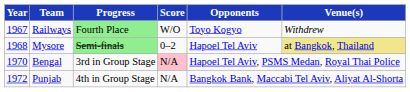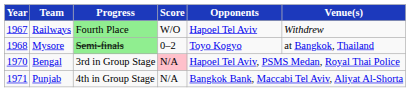(216, 29) Toyo Kogyo -> (223, 29) Hapoel Tel Aviv
(223, 45) Hapoel Tel Aviv -> (216, 45) Toyo Kogyo
(329, 45) khaki background -> (329, 45) no background
(17, 78) 1972 -> (17, 78) 1971
